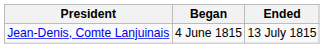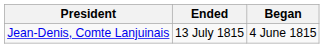columns swapped: (208, 14) <-> (282, 14)
